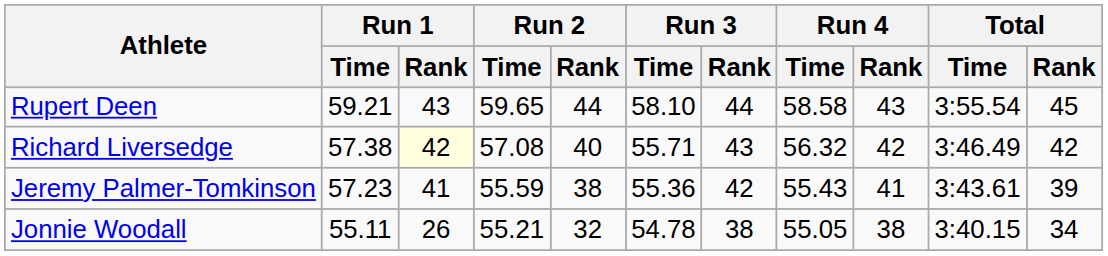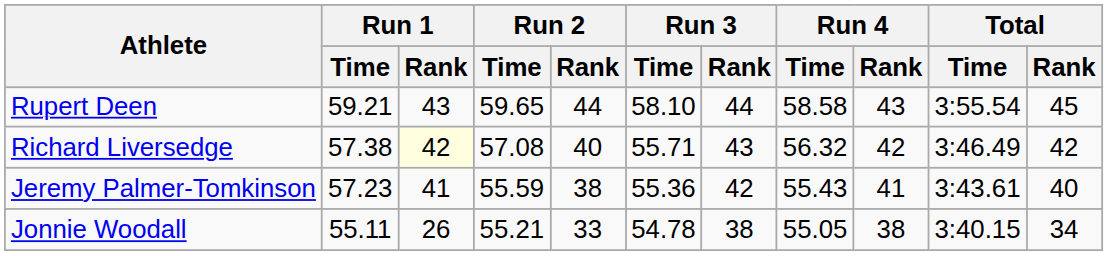(1064, 189) 39 -> (1064, 189) 40
(588, 229) 32 -> (588, 229) 33
